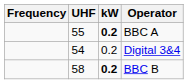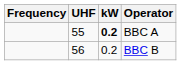- row: (152, 50)
(78, 69) 58 -> (78, 50) 56
(109, 69) bold -> (109, 50) normal
